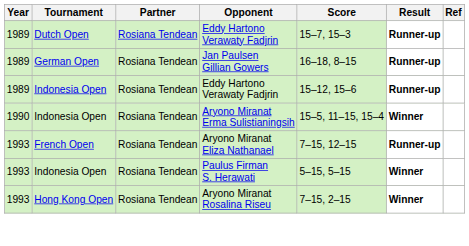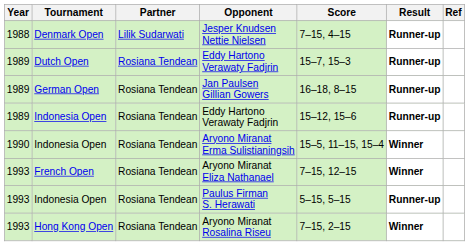+ row: (69, 35)
(415, 145) Runner-up -> (406, 172) Winner
(406, 172) Winner -> (415, 200) Runner-up
